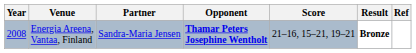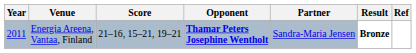columns swapped: (139, 12) <-> (314, 12)
(16, 34) 2008 -> (16, 34) 2011
